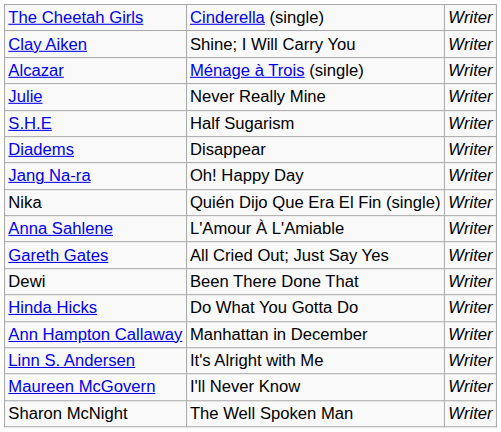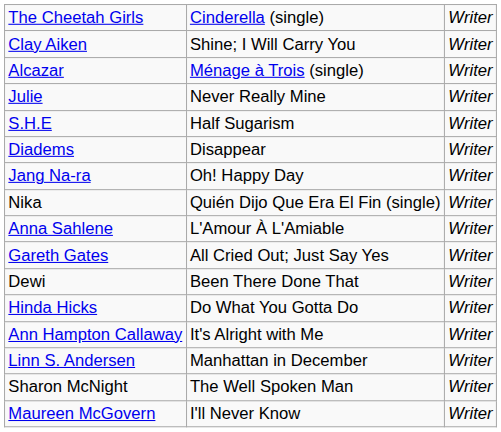(279, 334) Manhattan in December -> (257, 334) It's Alright with Me
(257, 360) It's Alright with Me -> (279, 360) Manhattan in December
rows swapped: (82, 387) <-> (68, 413)
